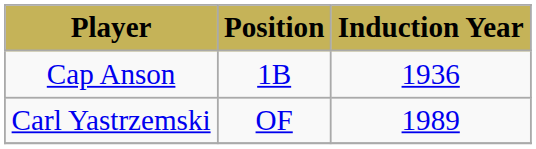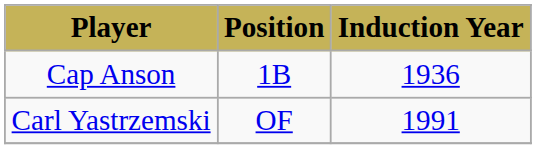(431, 119) 1989 -> (431, 119) 1991
